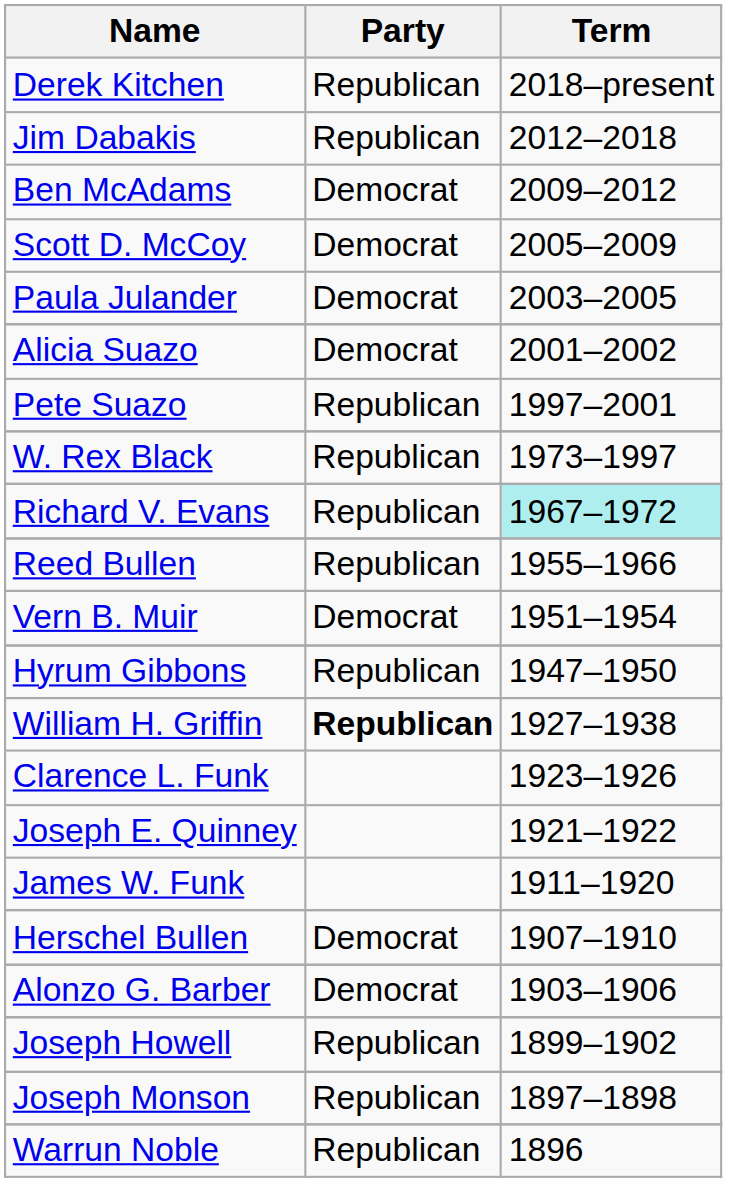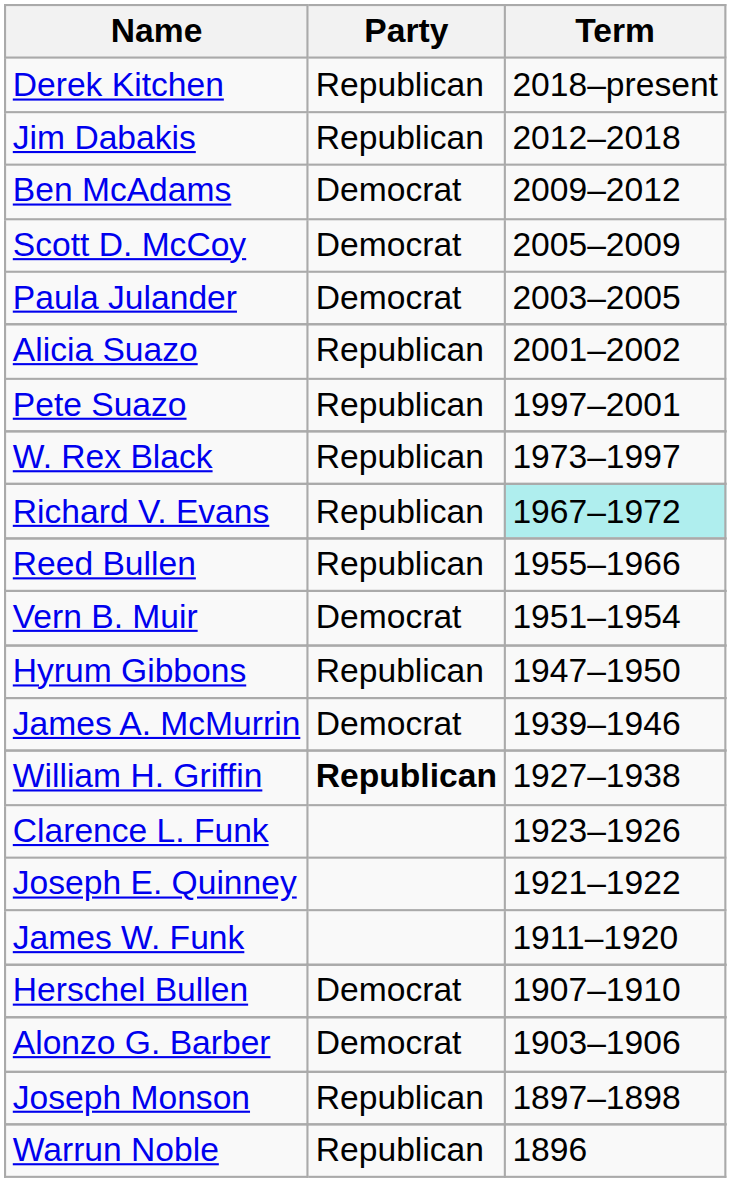(385, 350) Democrat -> (400, 350) Republican
+ row: (157, 723)
- row: (122, 1043)
